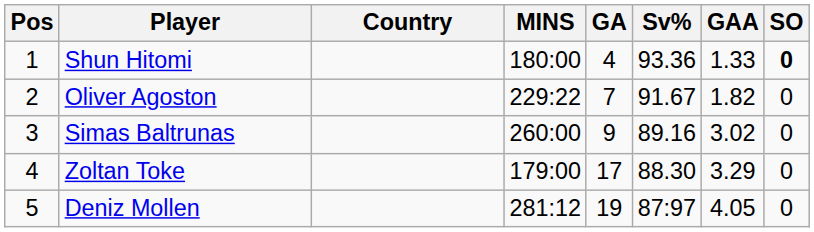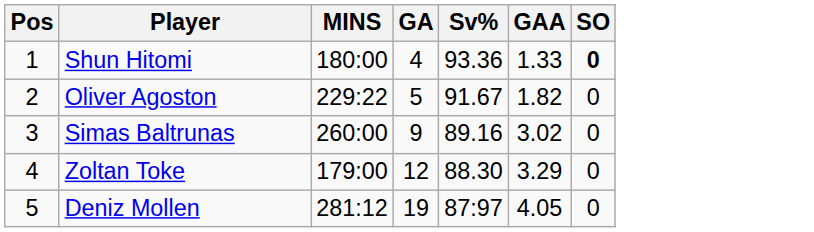- column: (408, 23)
(609, 97) 7 -> (416, 97) 5
(609, 171) 17 -> (416, 171) 12
